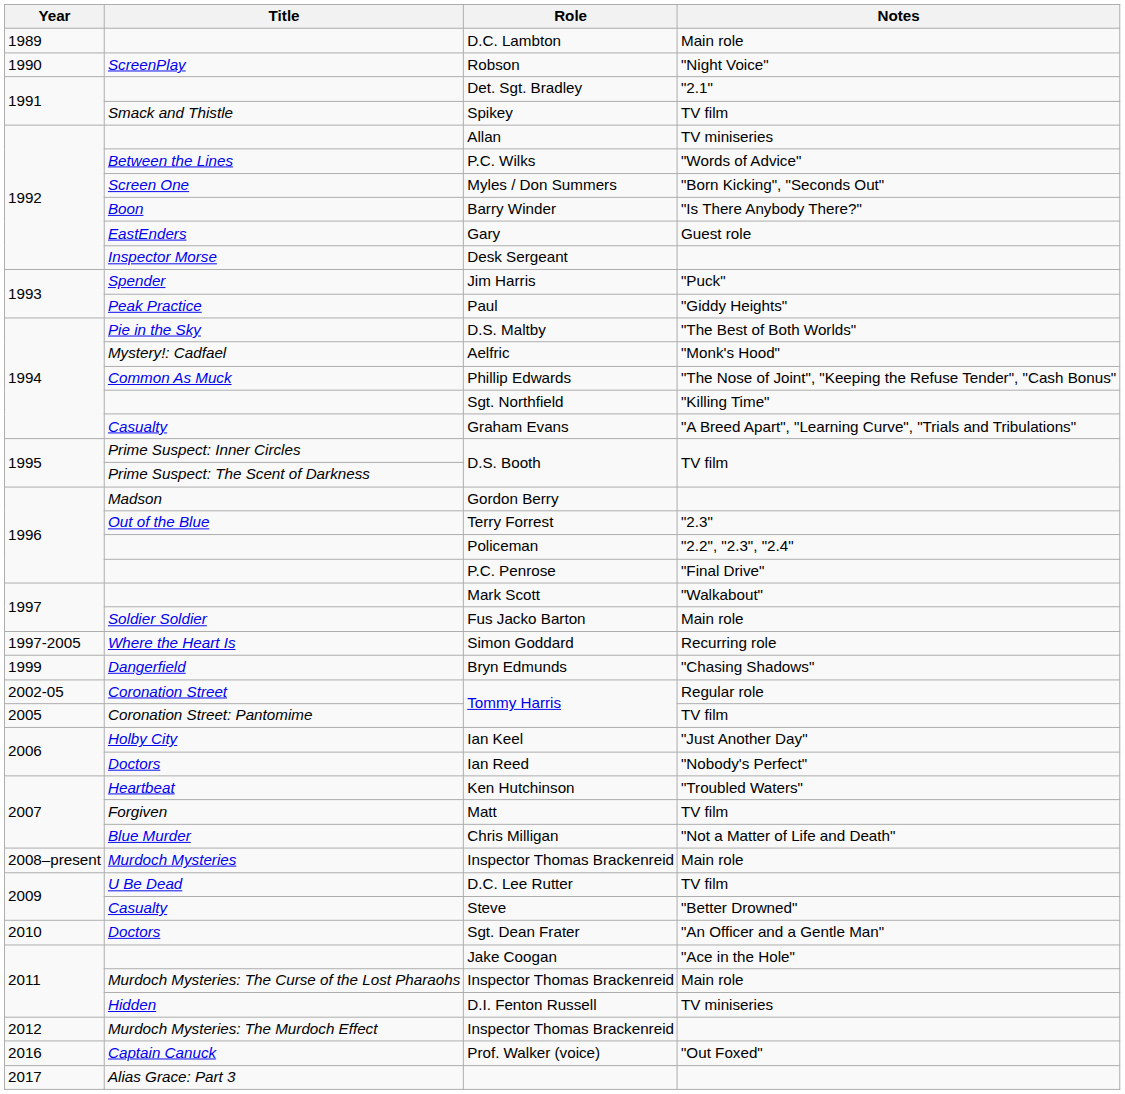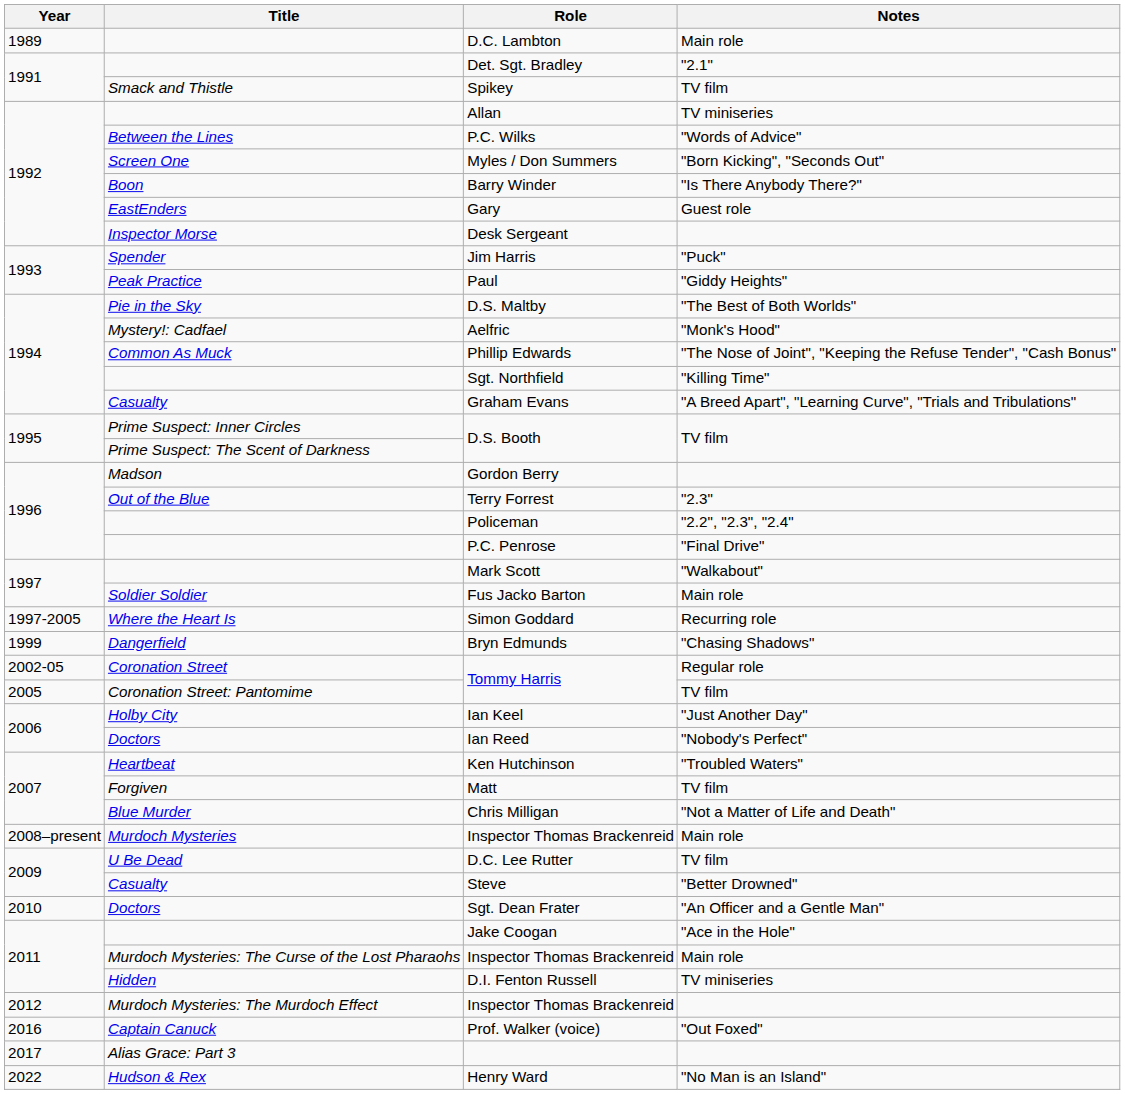- row: (147, 64)
+ row: (157, 1077)
